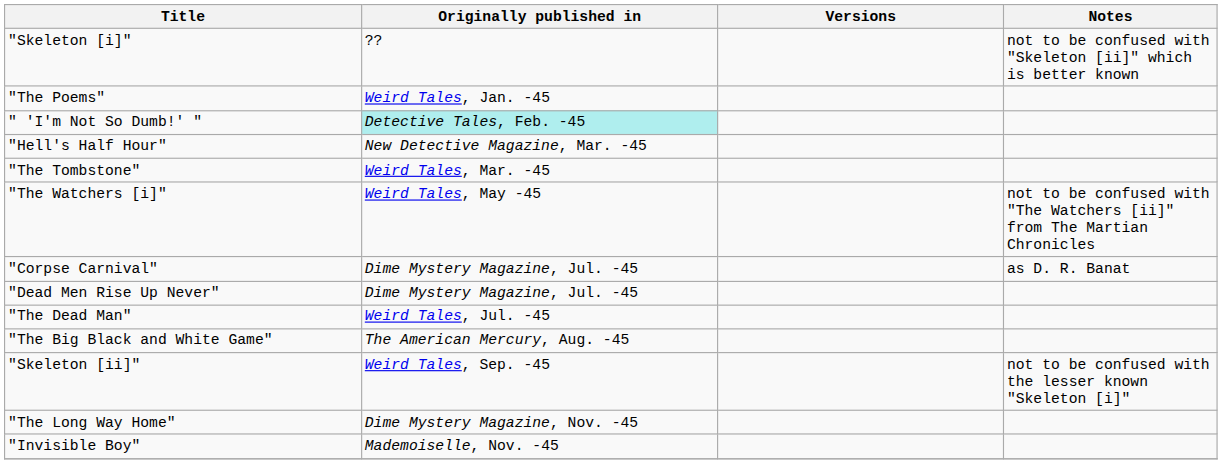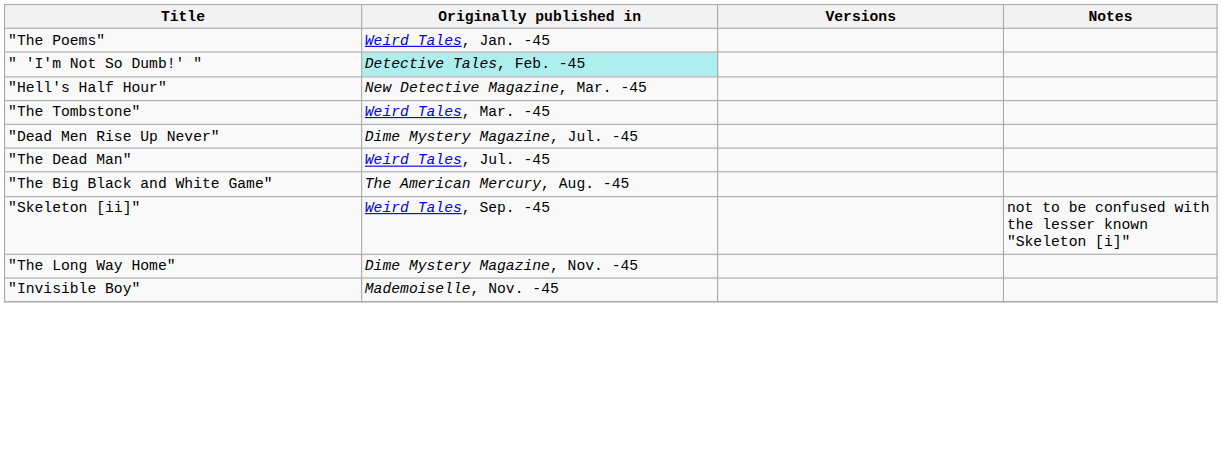- row: (70, 40)
- row: (87, 194)
- row: (83, 269)
